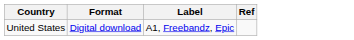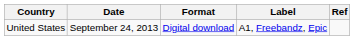+ column: (114, 12)
